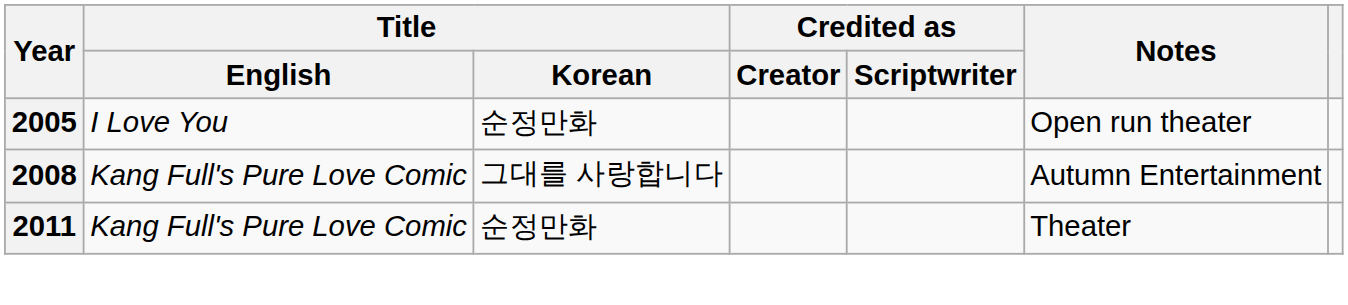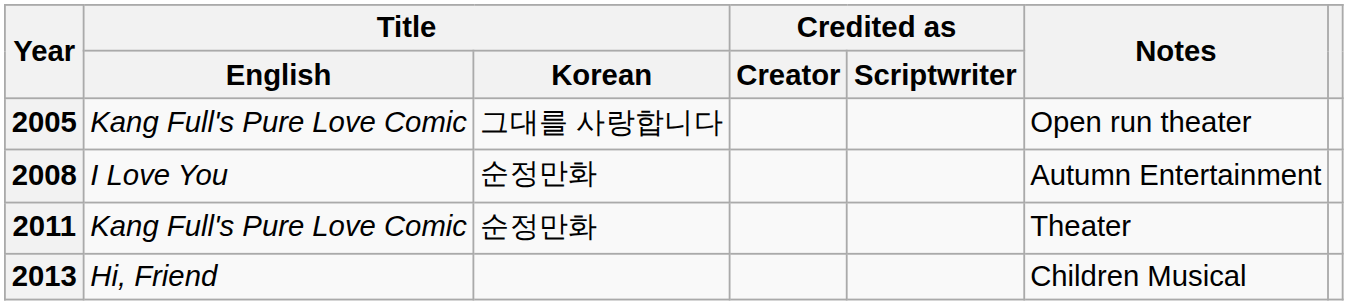(159, 123) I Love You -> (279, 123) Kang Full's Pure Love Comic
(539, 122) 순정만화 -> (602, 122) 그대를 사랑합니다
(279, 175) Kang Full's Pure Love Comic -> (159, 175) I Love You
(602, 174) 그대를 사랑합니다 -> (539, 174) 순정만화
+ row: (44, 276)
